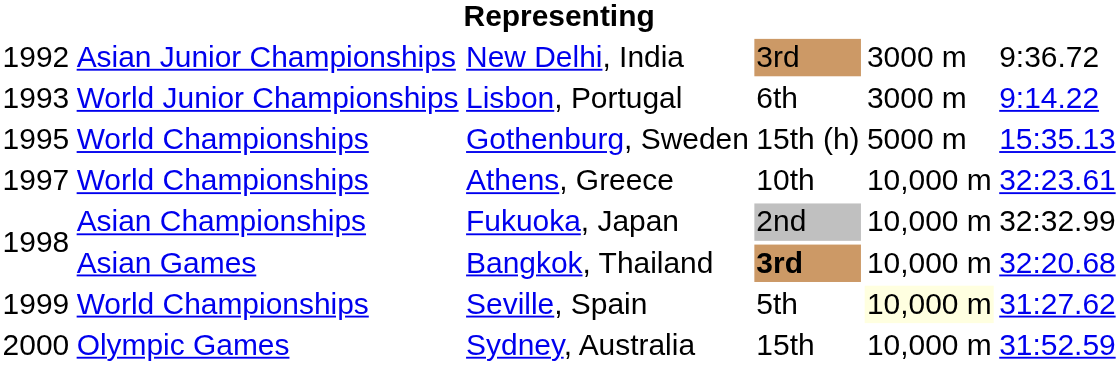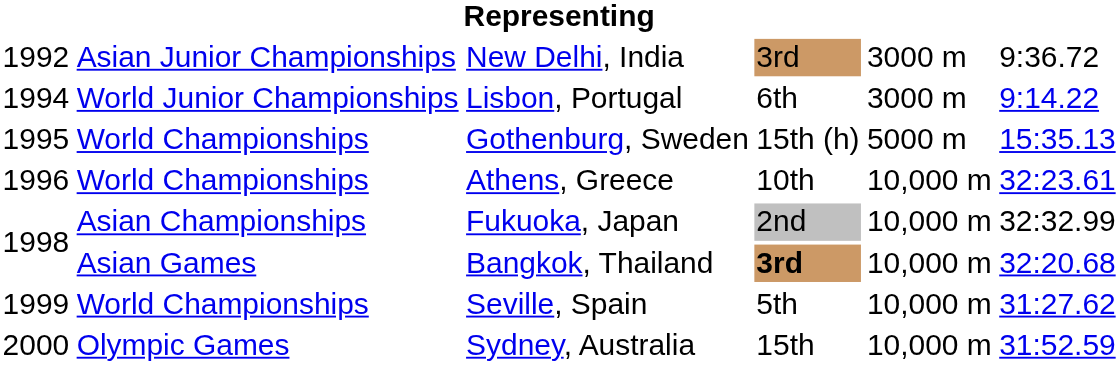(36, 98) 1993 -> (36, 98) 1994
(36, 180) 1997 -> (36, 180) 1996
(929, 303) lightyellow background -> (929, 303) no background
